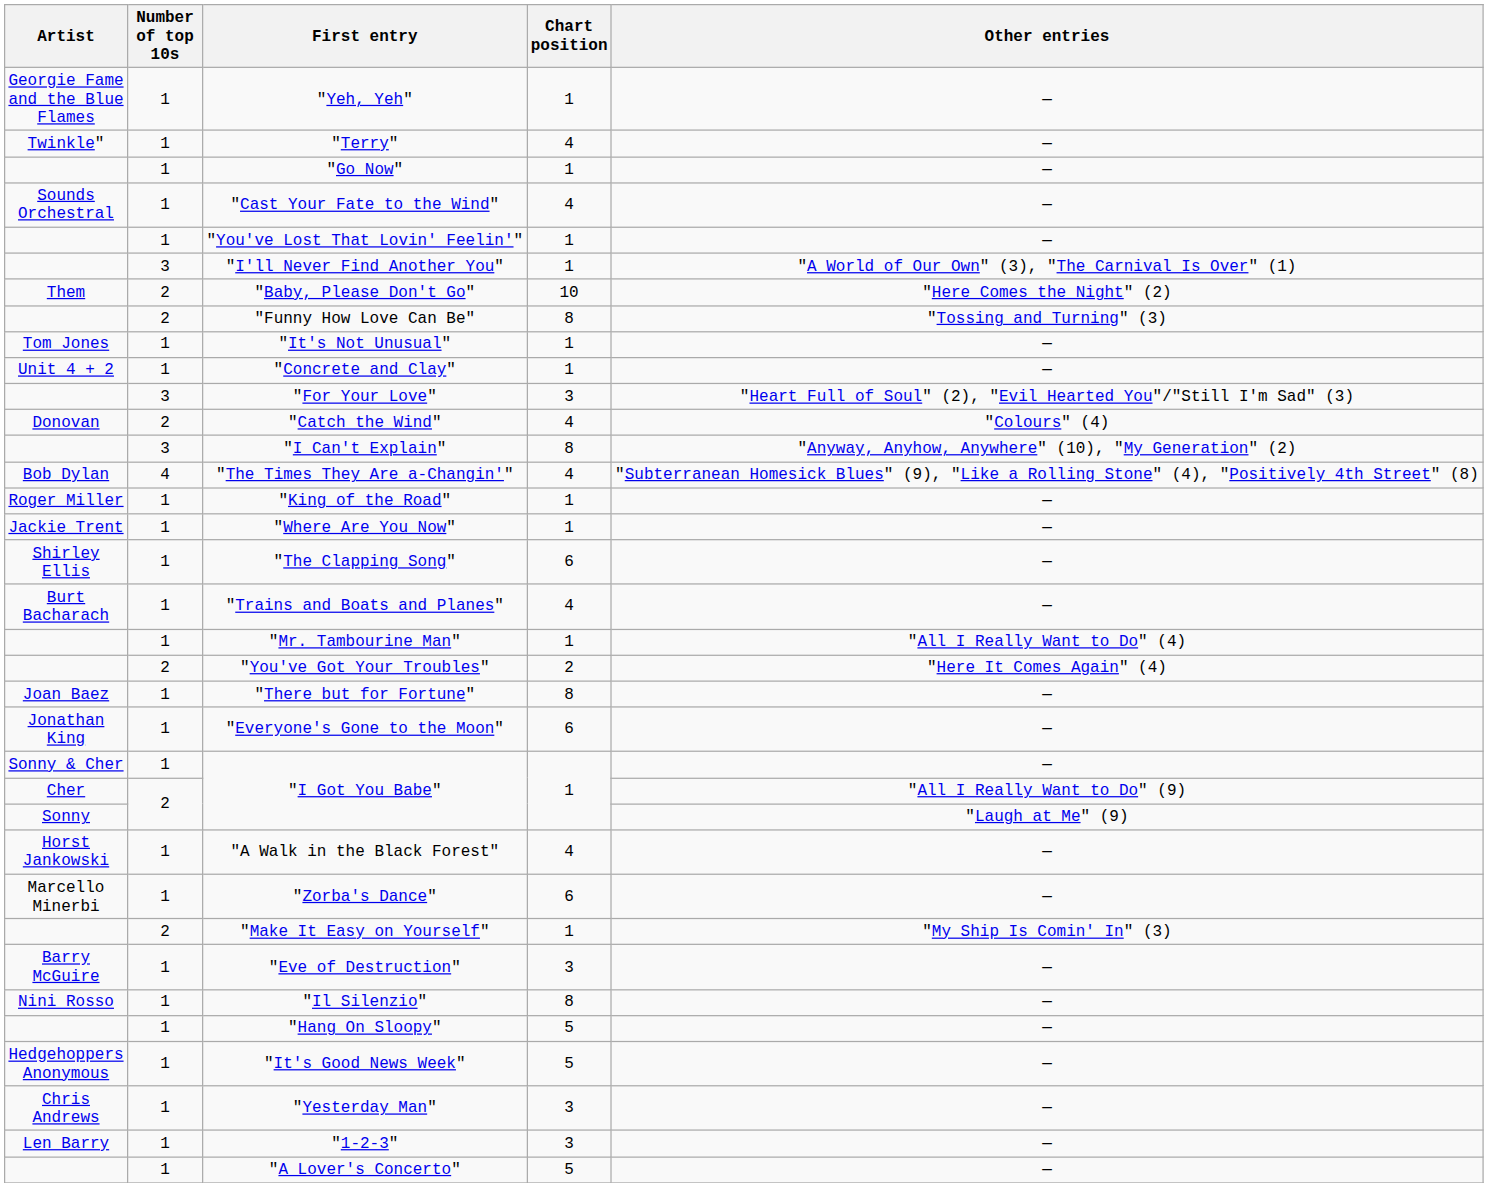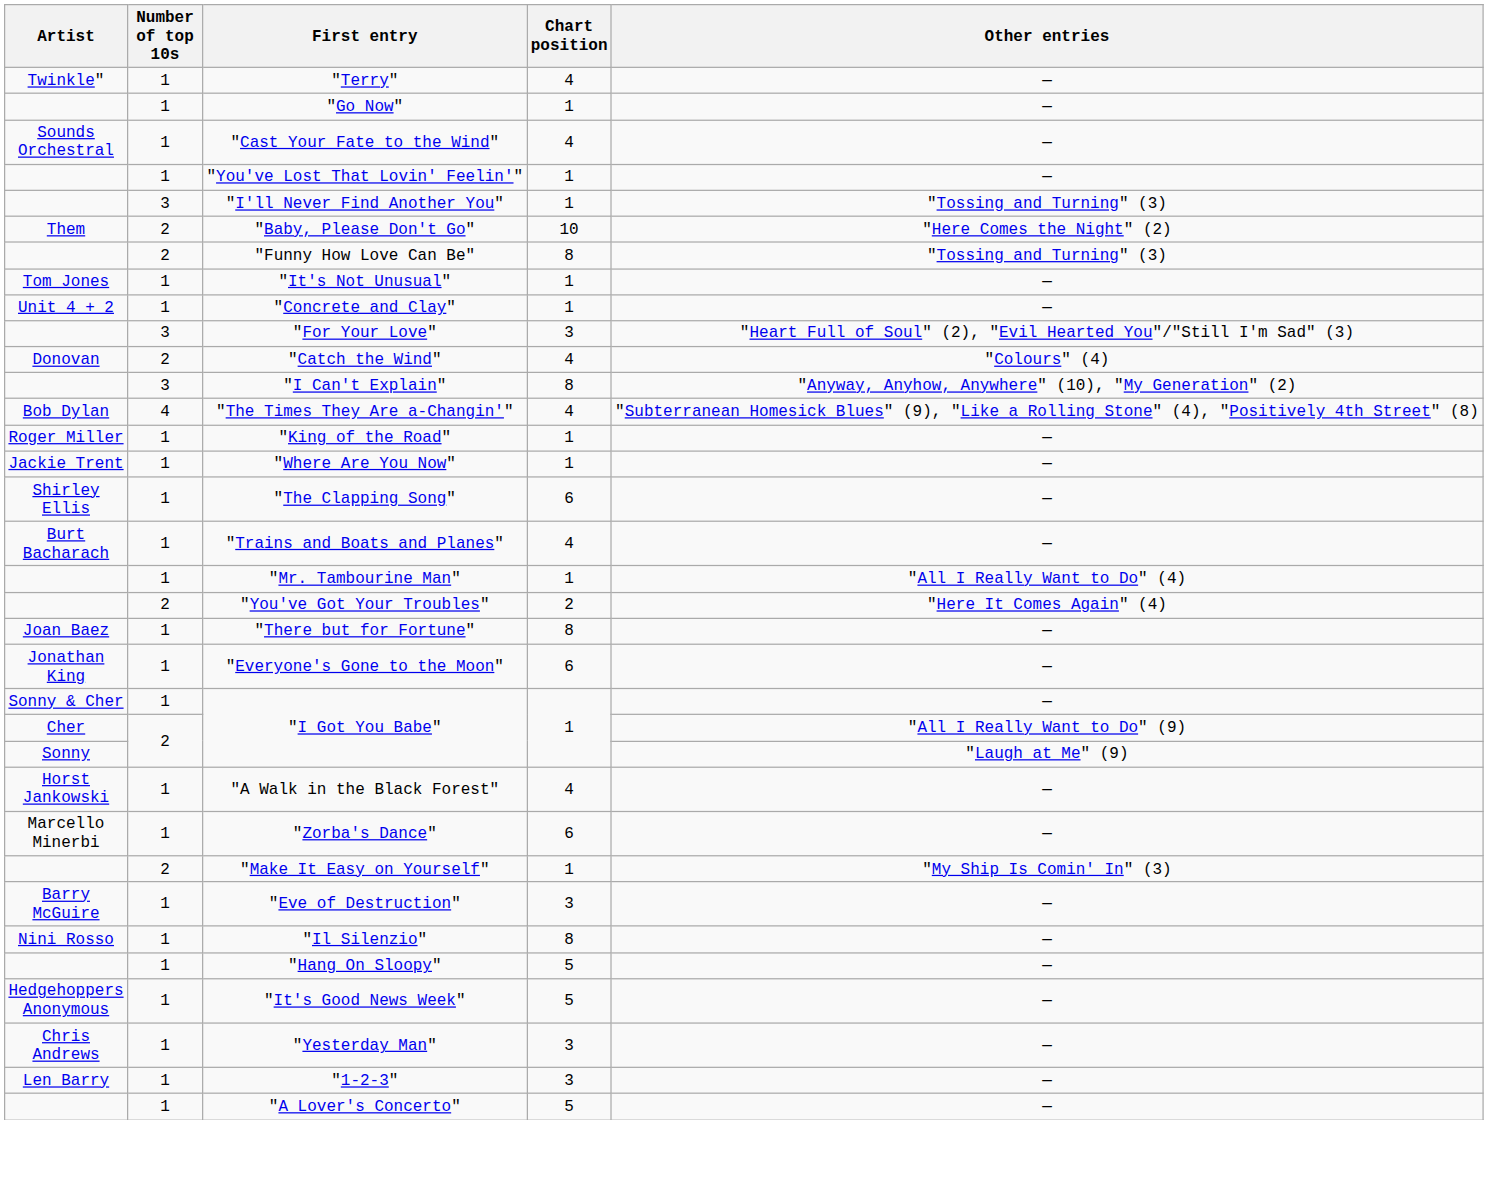- row: (66, 99)
(1047, 266) "A World of Our Own" (3), "The Carnival Is Over" (1) -> (1047, 203) "Tossing and Turning" (3)
